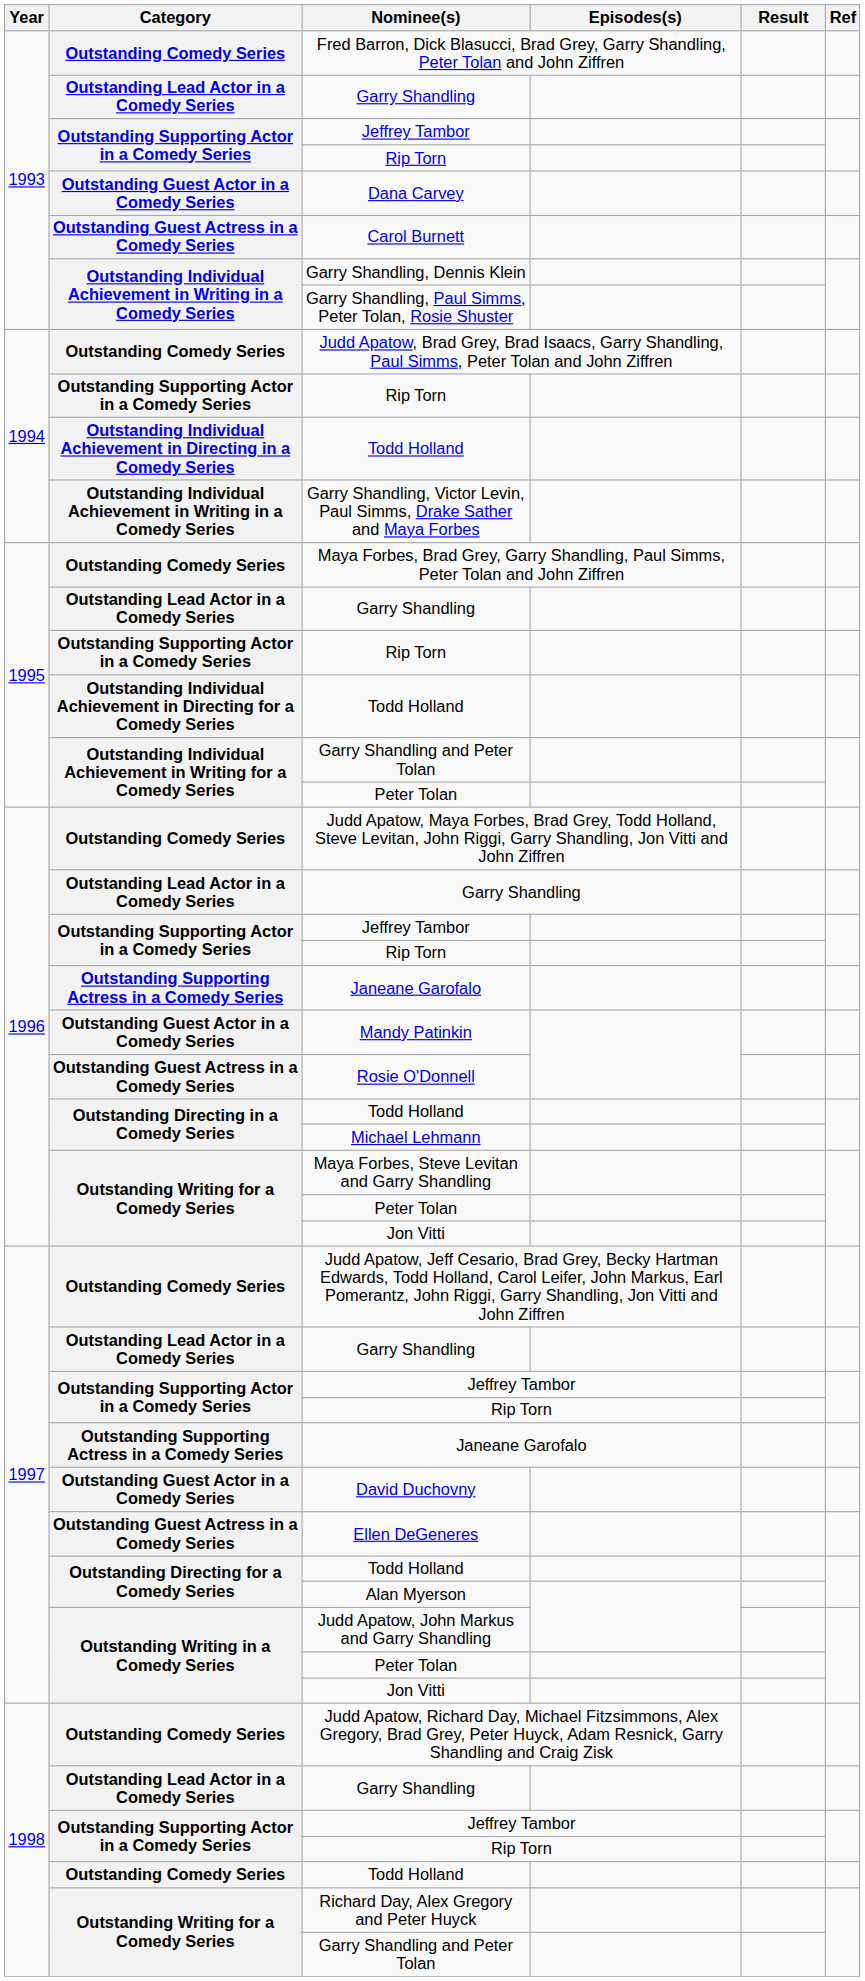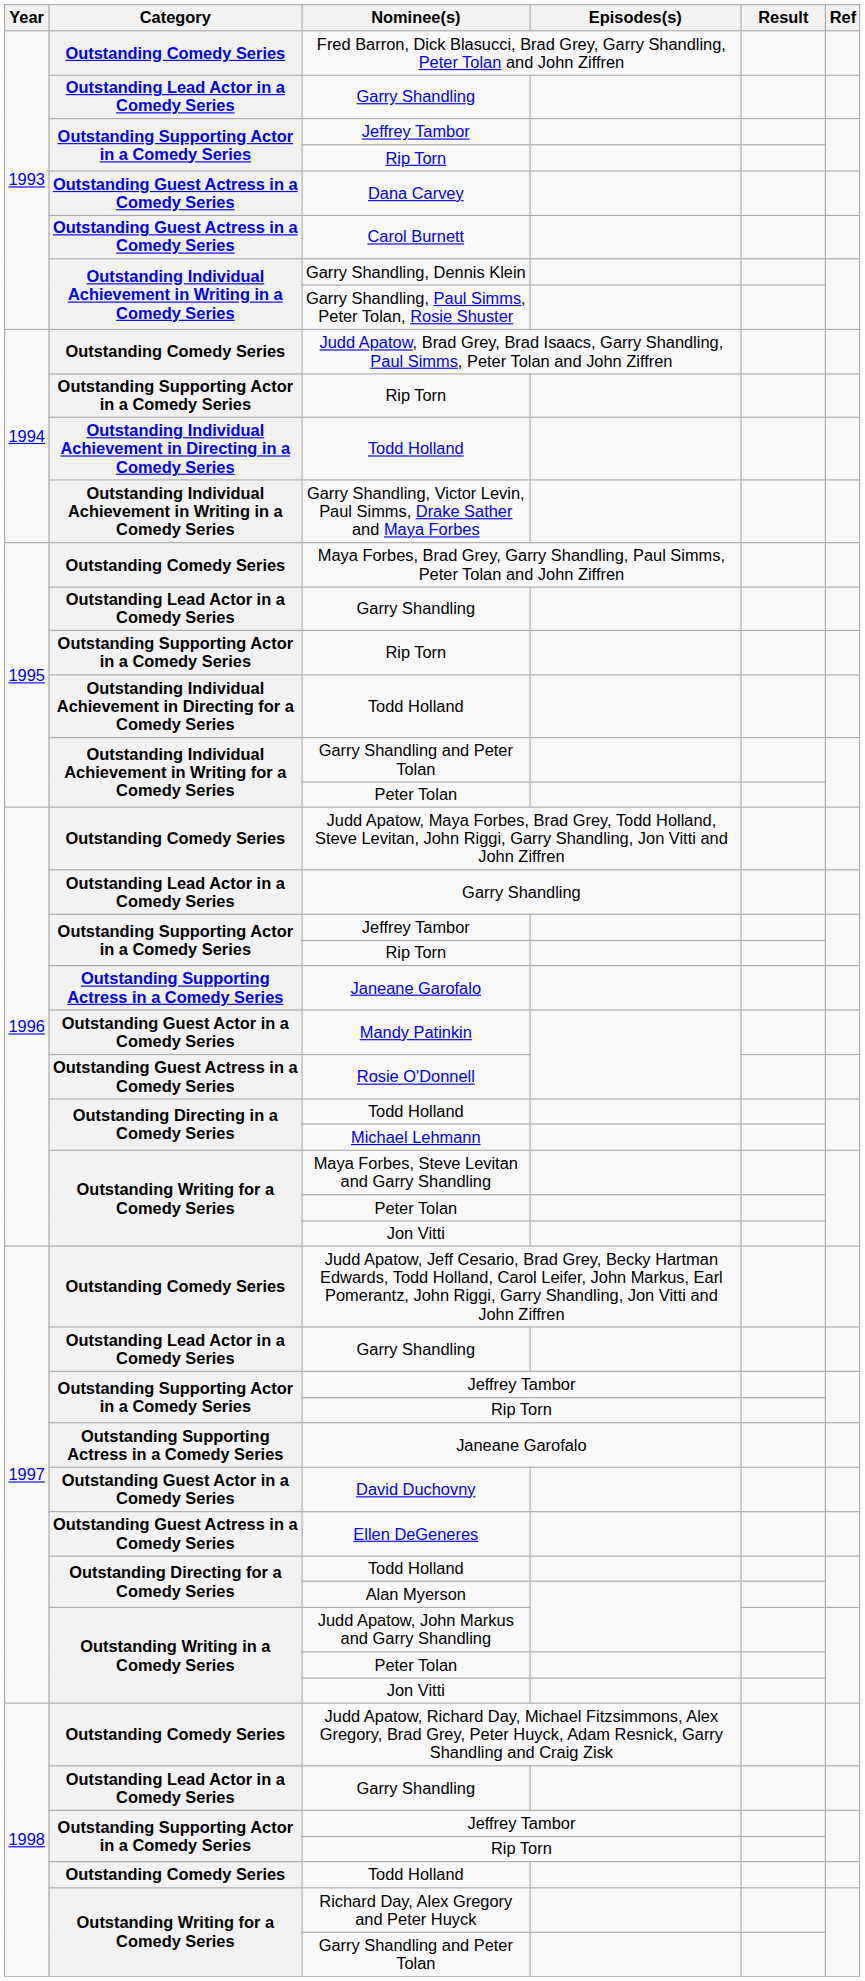(175, 193) Outstanding Guest Actor in a Comedy Series -> (175, 193) Outstanding Guest Actress in a Comedy Series
